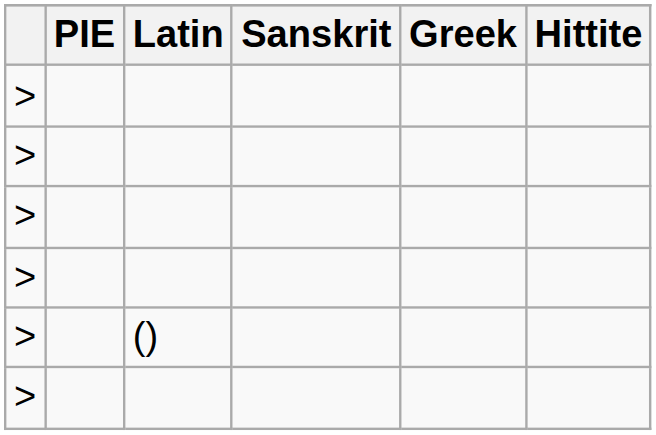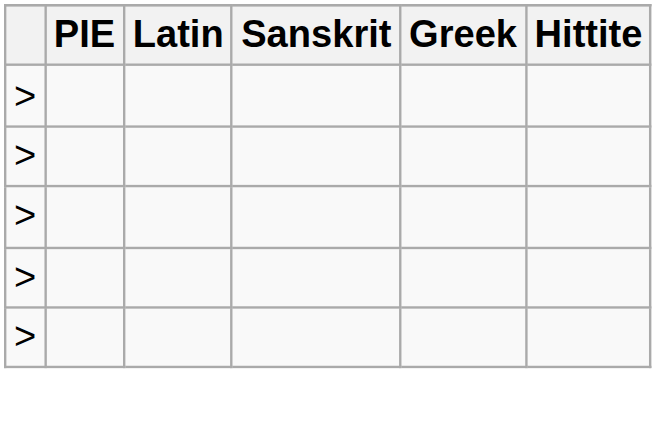- row: (25, 336)
